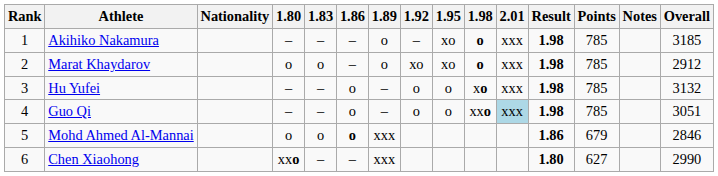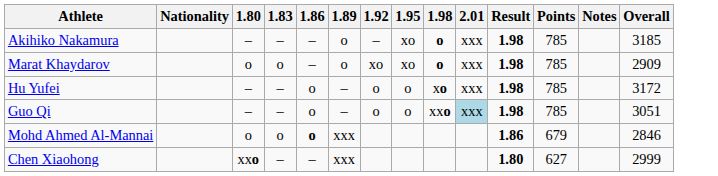- column: (25, 16)
(687, 64) 2912 -> (647, 64) 2909
(687, 88) 3132 -> (647, 88) 3172
(687, 159) 2990 -> (647, 159) 2999
